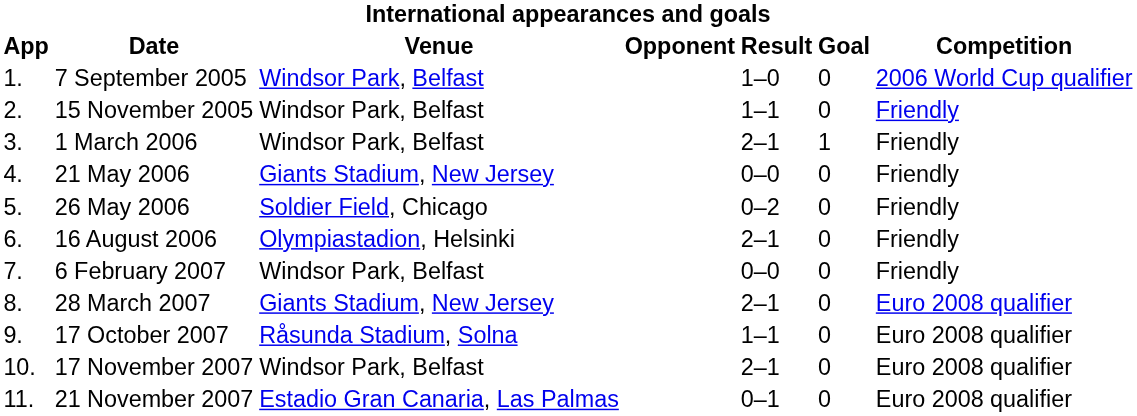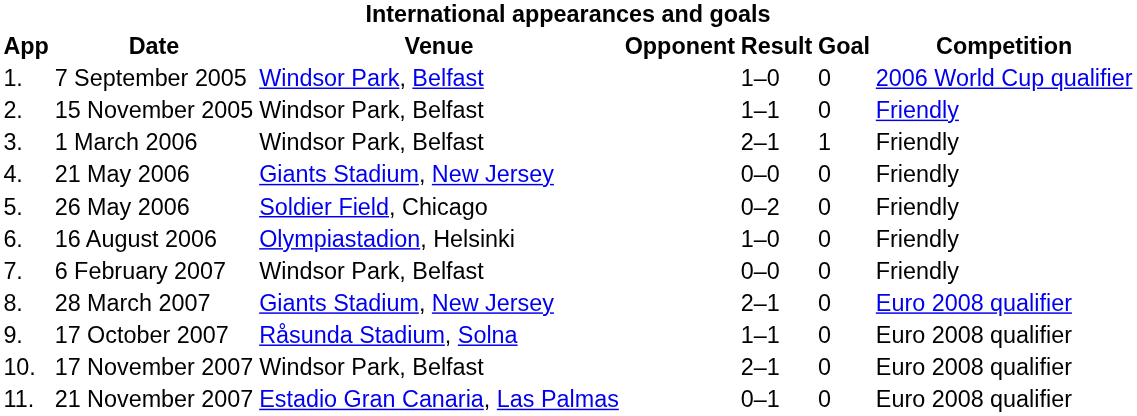(760, 239) 2–1 -> (760, 239) 1–0
